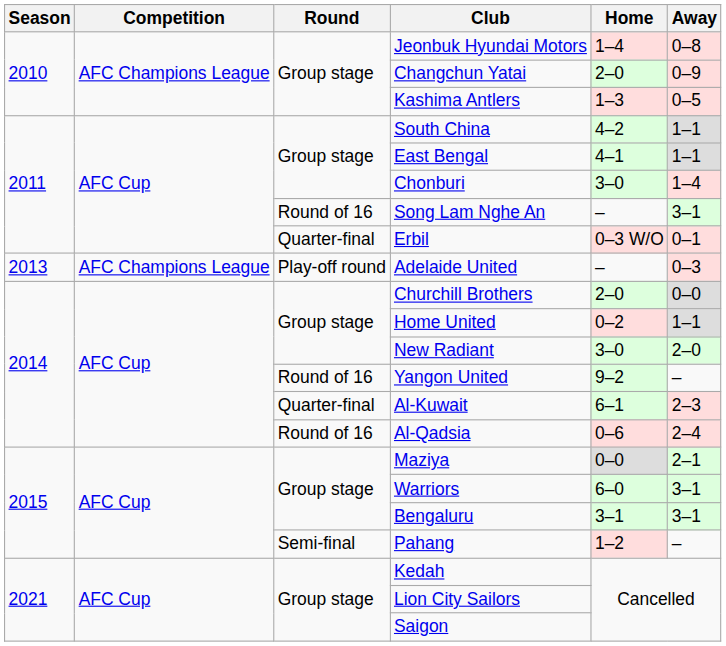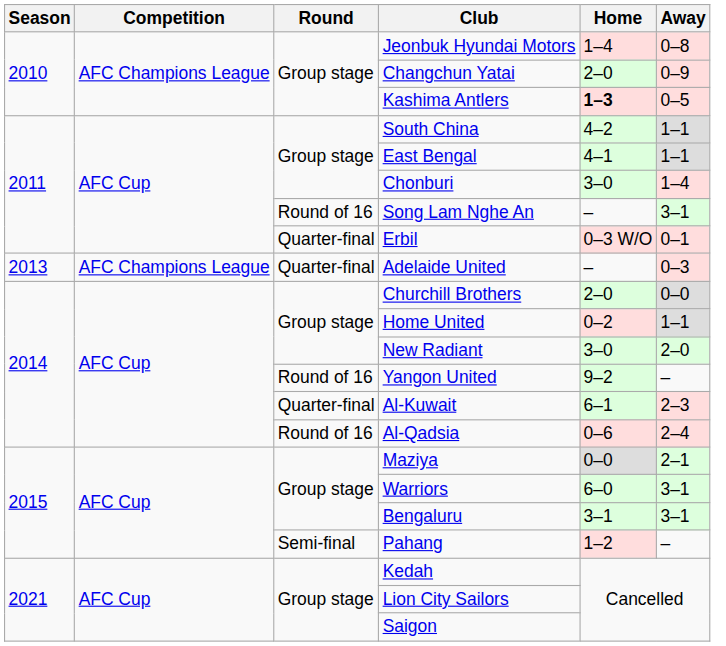(609, 101) normal -> (598, 101) bold
(332, 267) Play-off round -> (326, 267) Quarter-final
